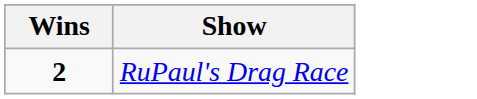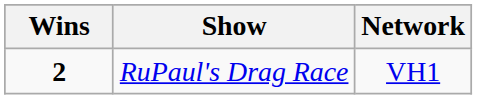+ column: (413, 26)
